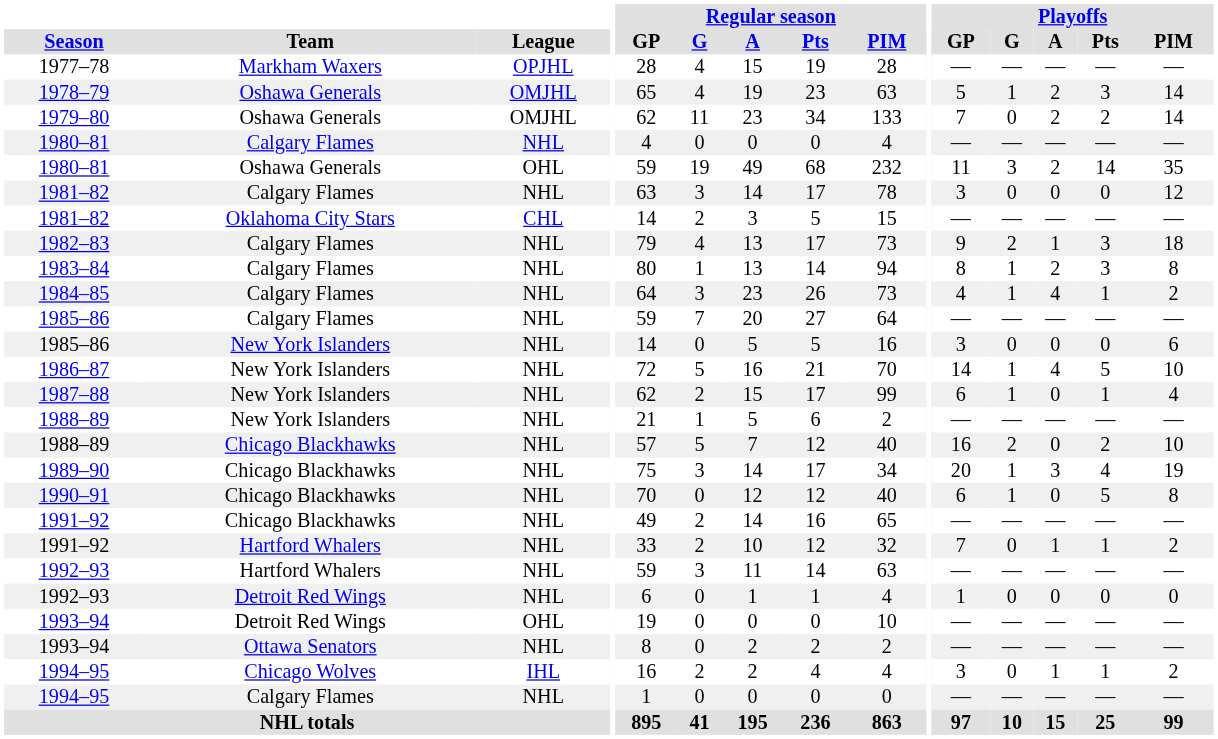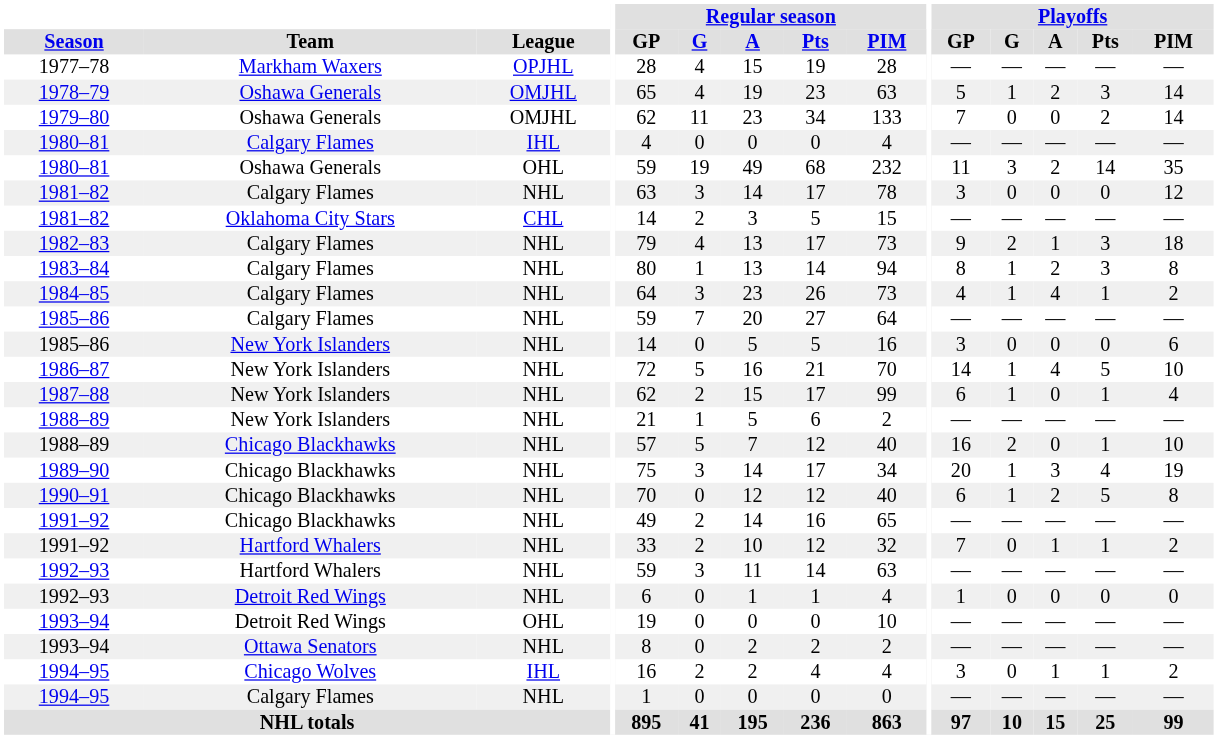(1055, 117) 2 -> (1055, 117) 0
(543, 142) NHL -> (543, 142) IHL
(1105, 444) 2 -> (1105, 444) 1
(1055, 495) 0 -> (1055, 495) 2
